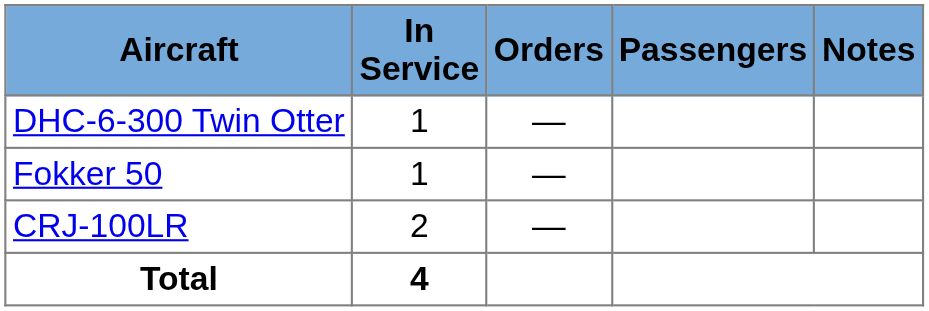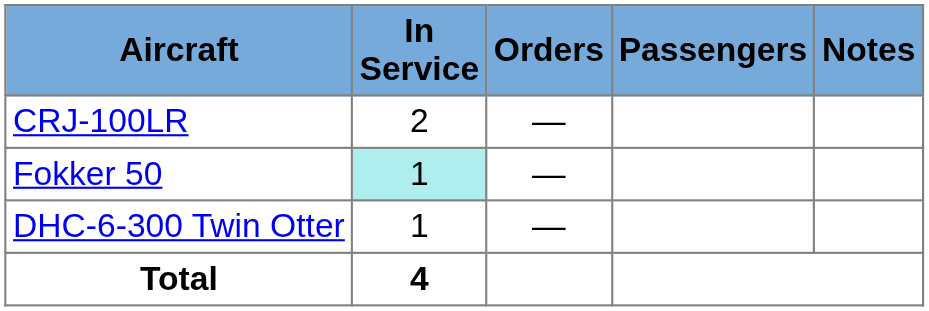rows swapped: (101, 226) <-> (179, 121)
(419, 173) no background -> (419, 173) paleturquoise background
